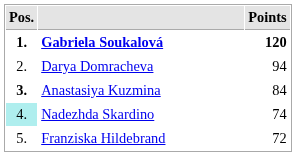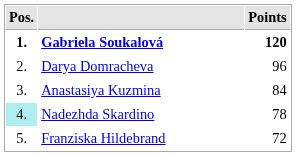(279, 66) 94 -> (279, 66) 96
(22, 90) bold -> (22, 90) normal
(279, 114) 74 -> (279, 114) 78
